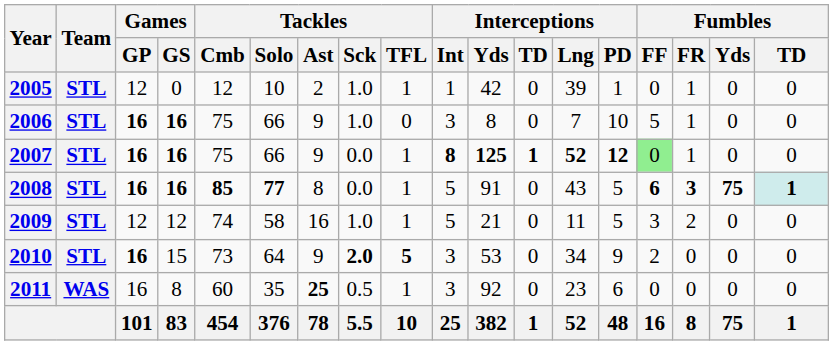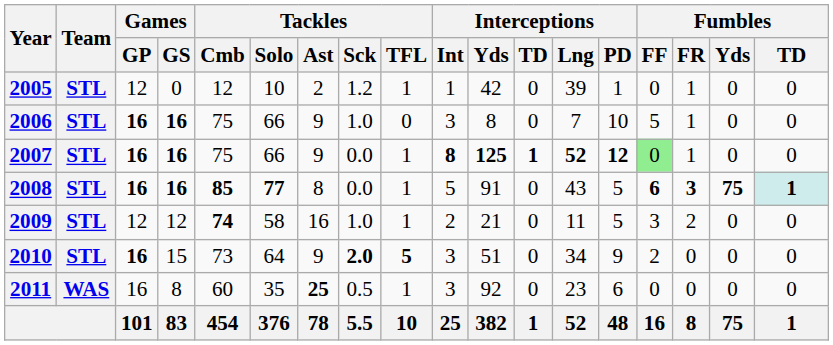(360, 88) 1.0 -> (360, 88) 1.2
(223, 222) normal -> (223, 222) bold
(450, 222) 5 -> (450, 222) 2
(491, 255) 53 -> (491, 255) 51
